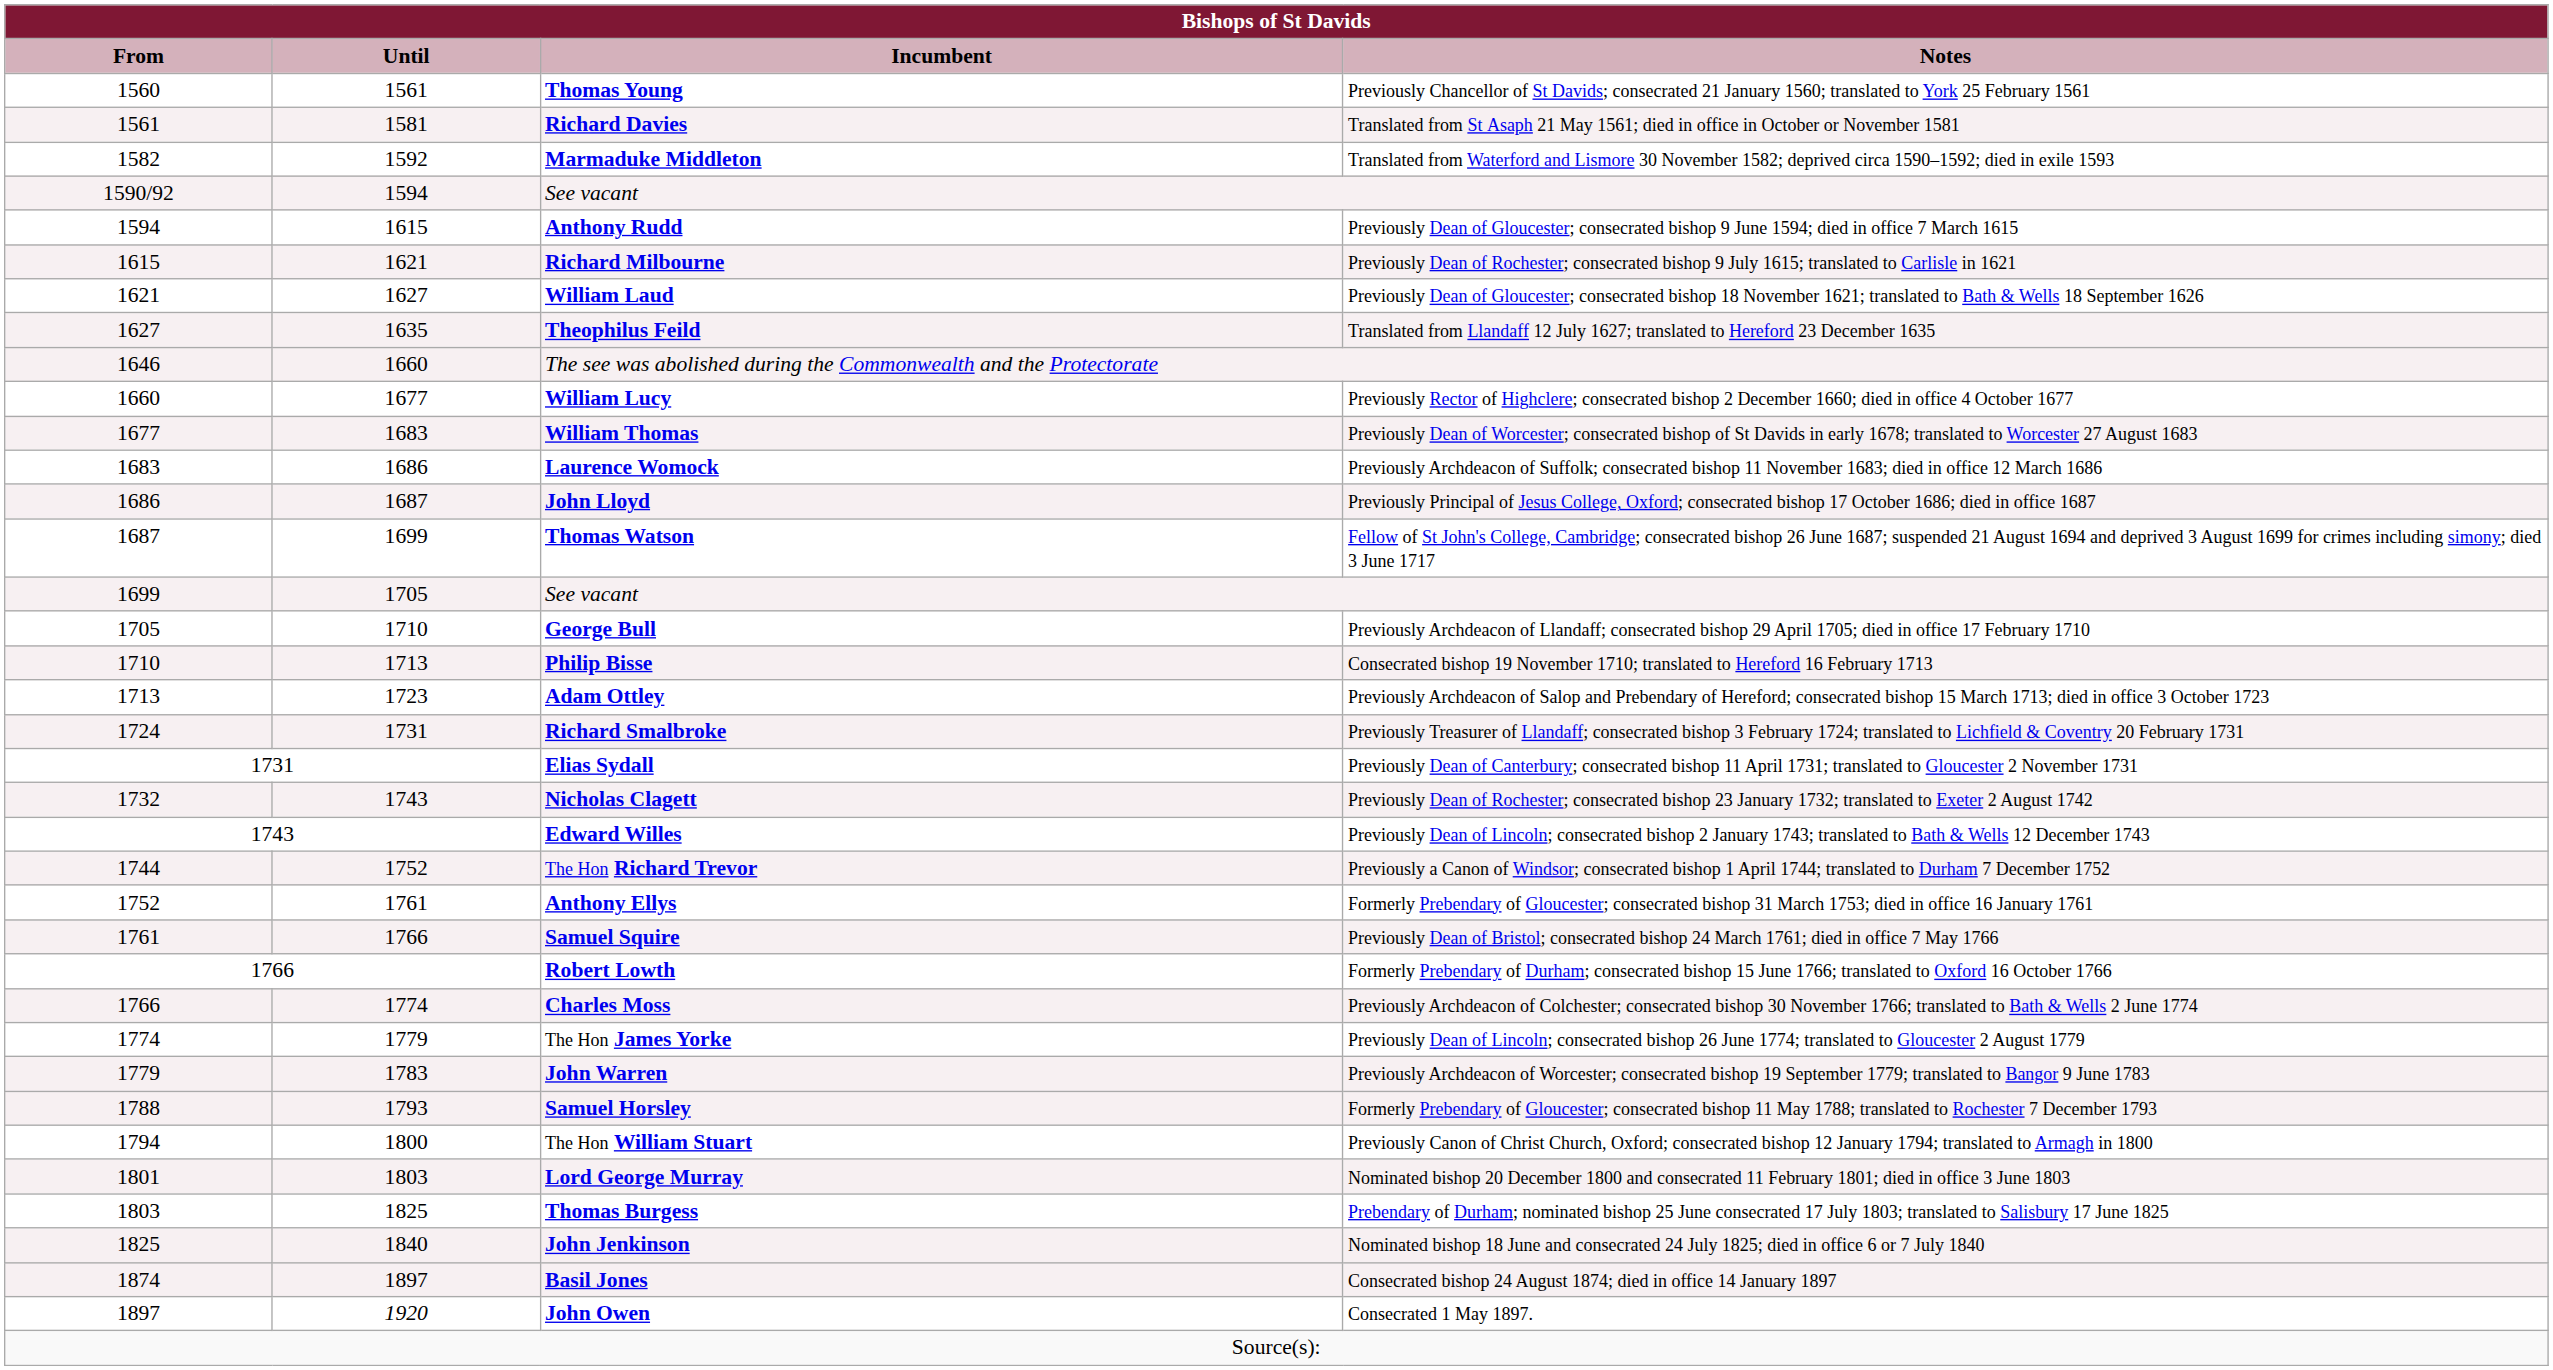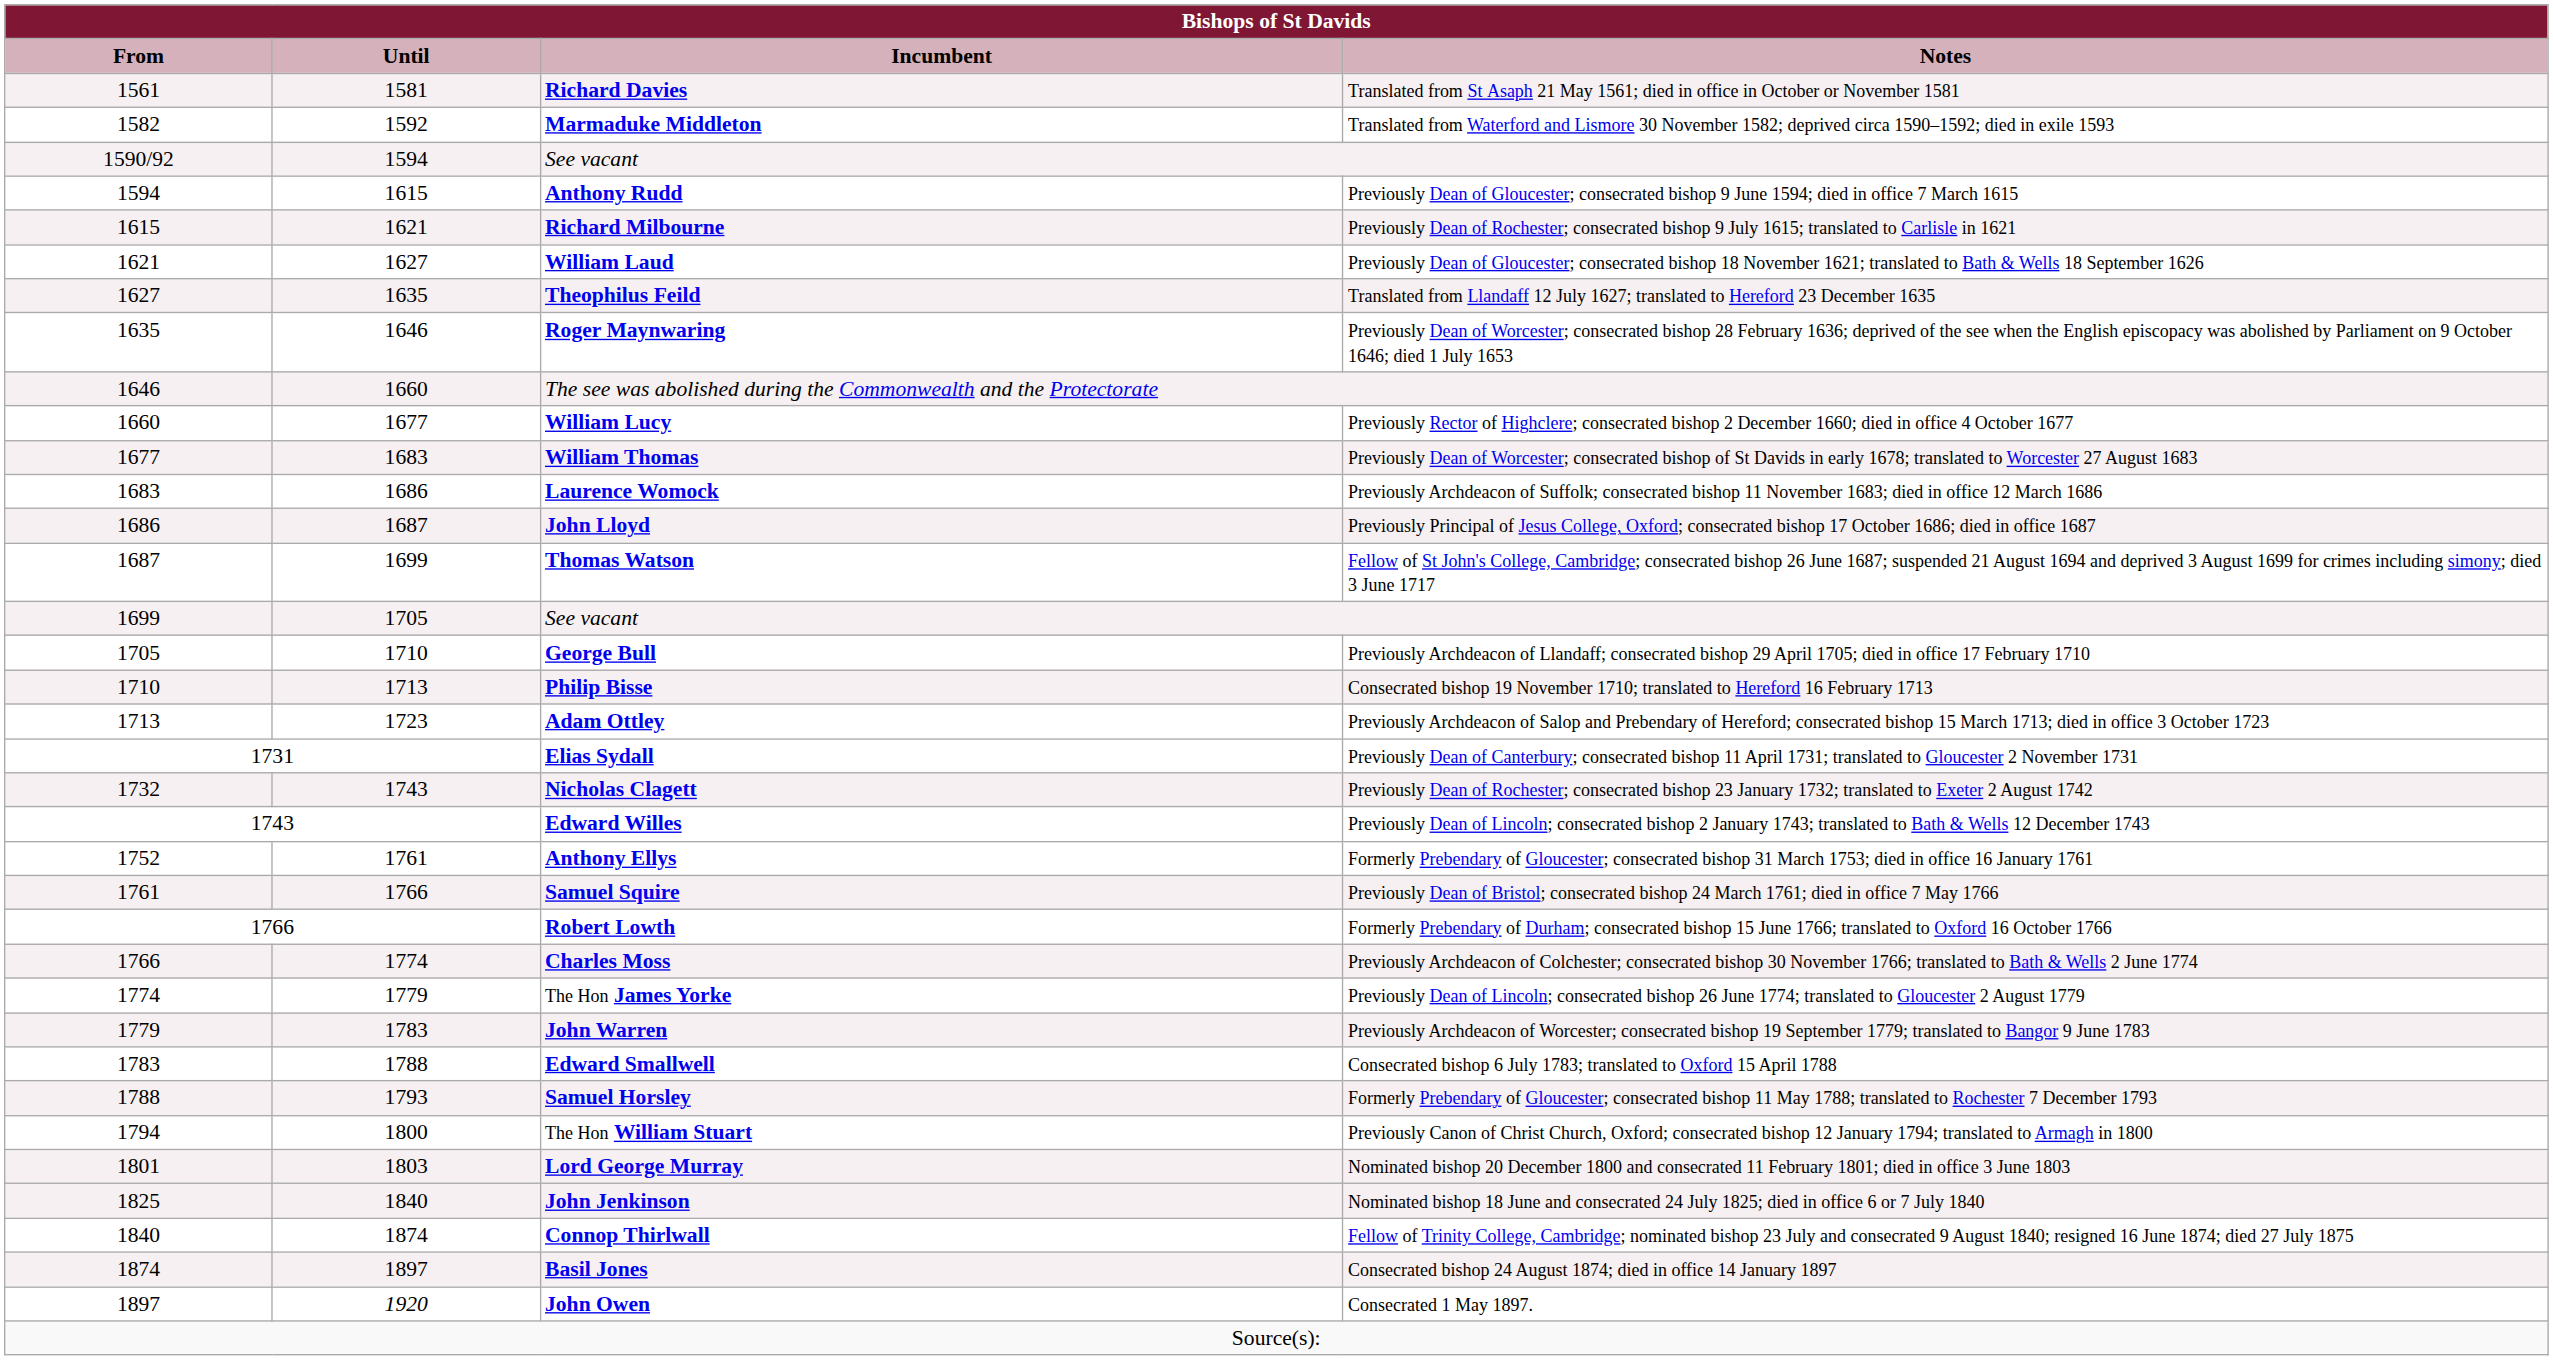- row: (139, 90)
+ row: (139, 329)
- row: (139, 731)
- row: (139, 868)
+ row: (139, 1063)
- row: (139, 1210)
+ row: (139, 1234)
